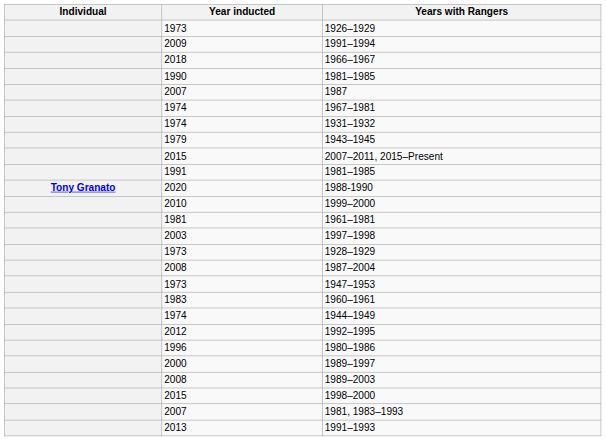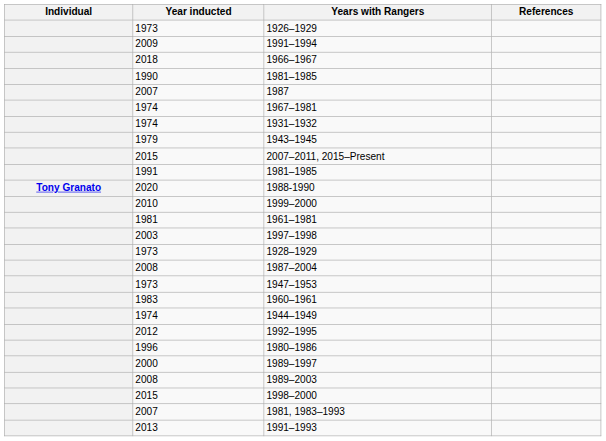+ column: (546, 12)
